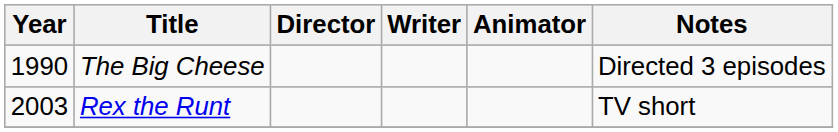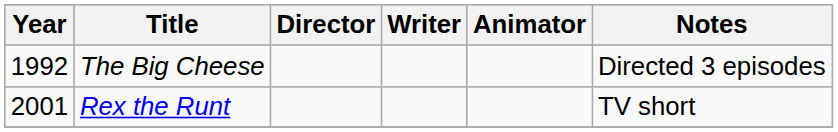(39, 65) 1990 -> (39, 65) 1992
(39, 106) 2003 -> (39, 106) 2001
